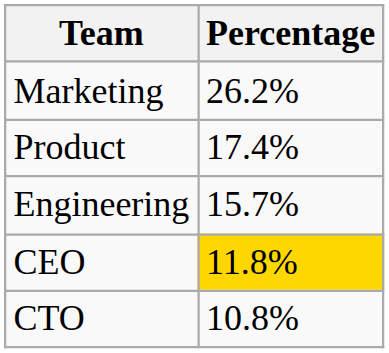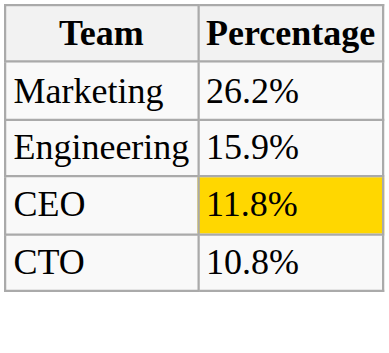- row: (69, 147)
(252, 204) 15.7% -> (252, 147) 15.9%
